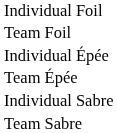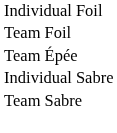- row: (56, 55)
